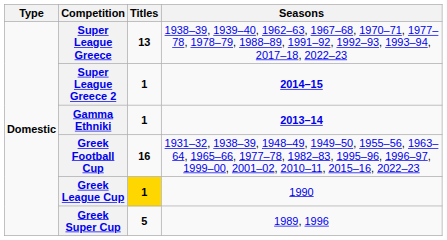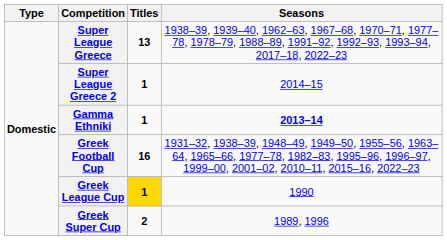(301, 85) bold -> (301, 85) normal
(144, 221) 5 -> (144, 221) 2
